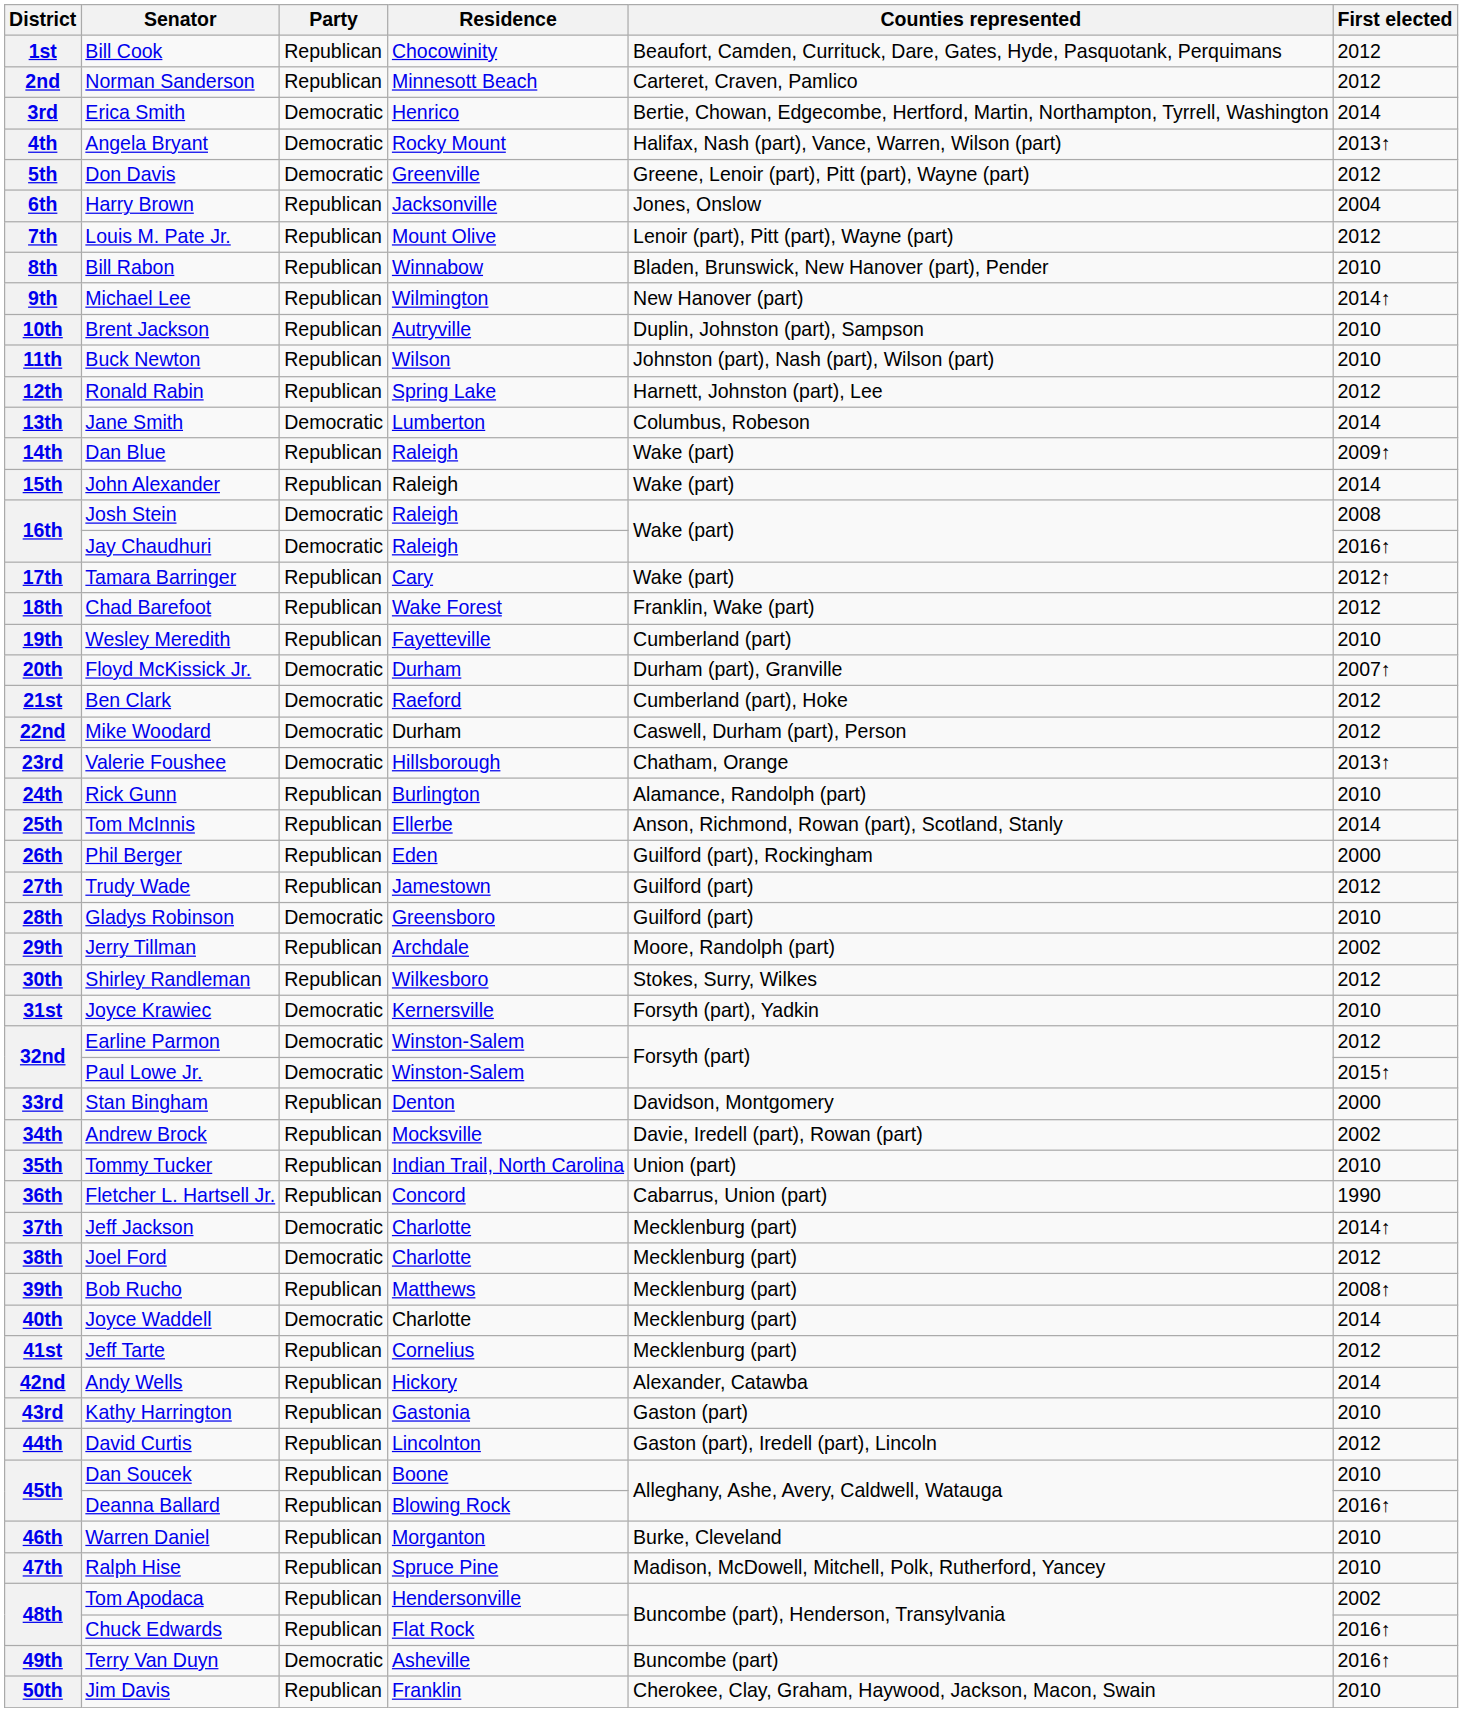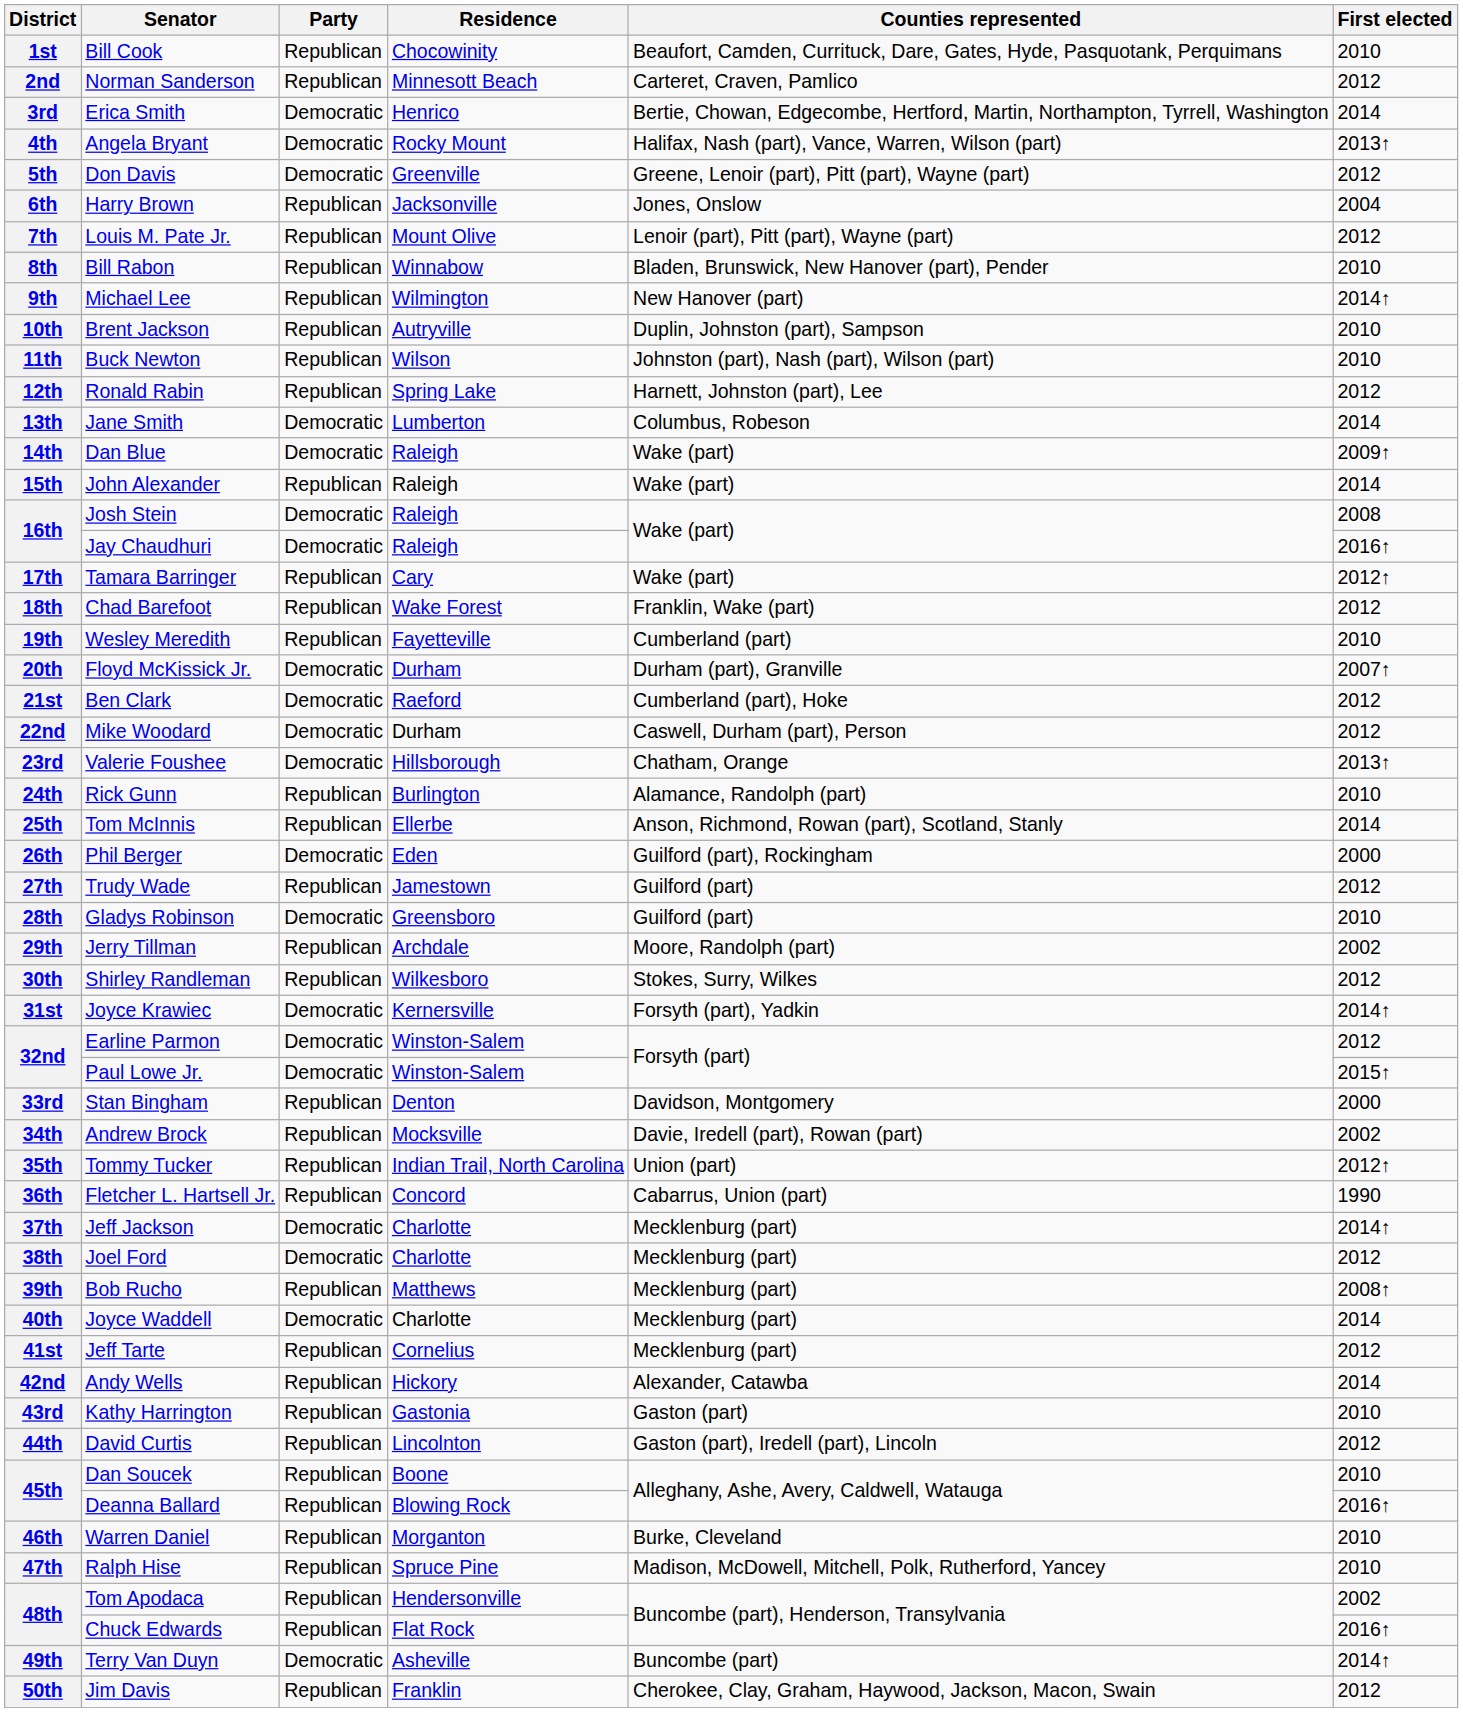(1359, 50) 2012 -> (1359, 50) 2010
(333, 453) Republican -> (334, 453) Democratic
(333, 855) Republican -> (334, 855) Democratic
(1359, 1010) 2010 -> (1364, 1010) 2014↑
(1359, 1165) 2010 -> (1364, 1165) 2012↑
(1364, 1660) 2016↑ -> (1364, 1660) 2014↑
(1359, 1691) 2010 -> (1359, 1691) 2012
